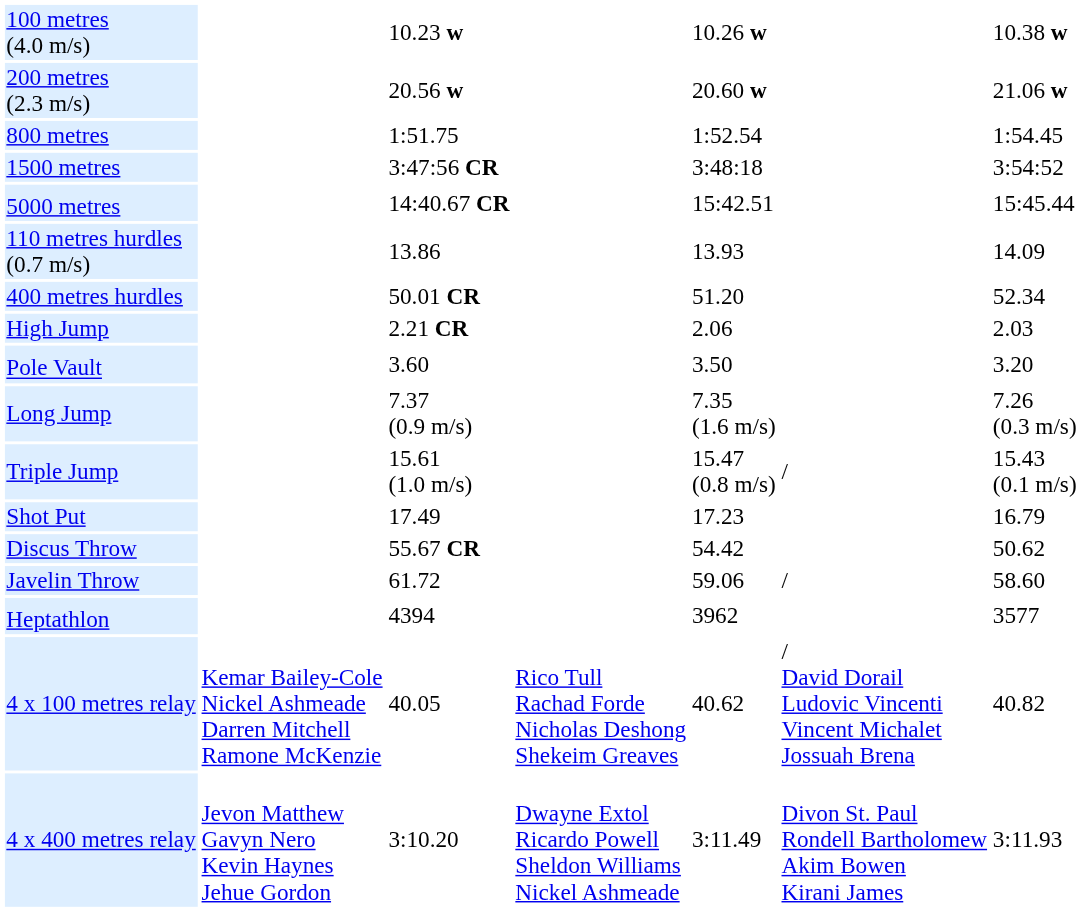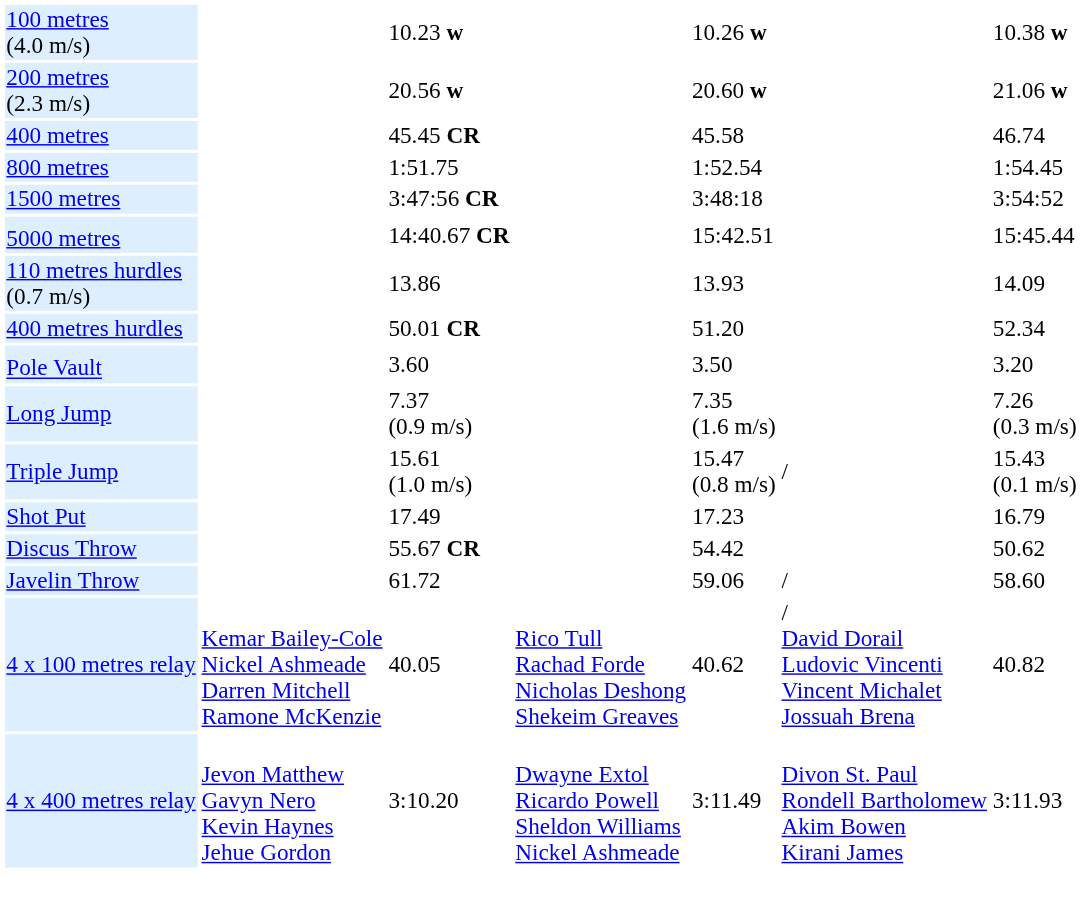+ row: (58, 135)
- row: (58, 328)
- row: (65, 616)
